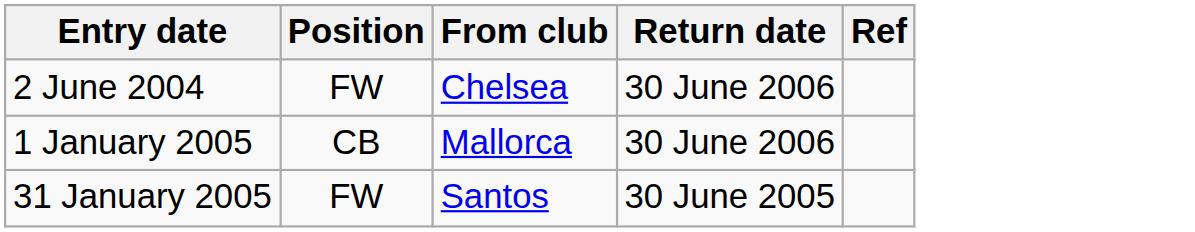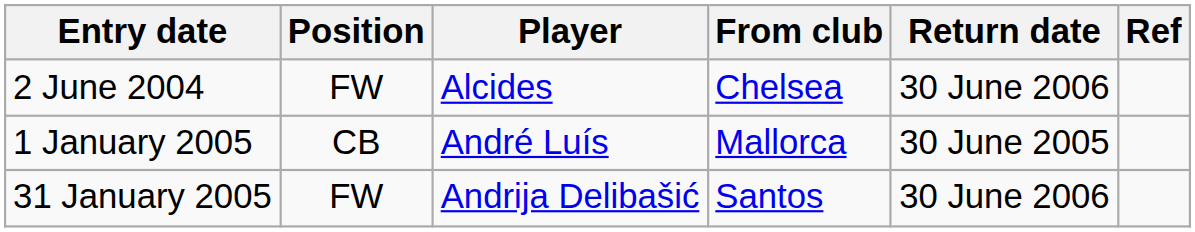+ column: (570, 32)
(730, 142) 30 June 2006 -> (1004, 142) 30 June 2005
(730, 197) 30 June 2005 -> (1004, 197) 30 June 2006
